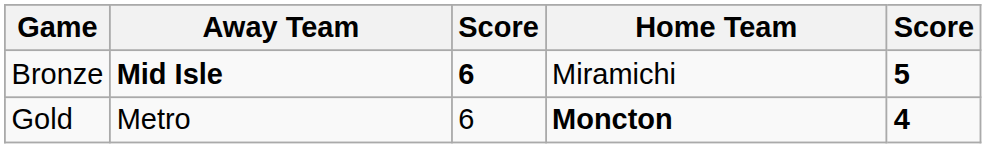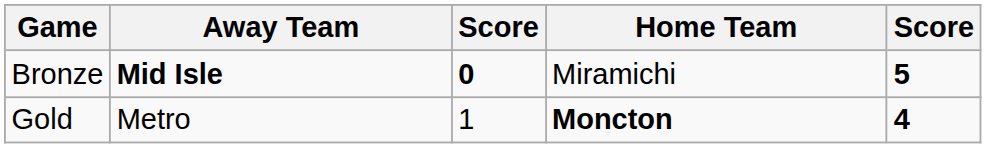(466, 73) 6 -> (466, 73) 0
(466, 119) 6 -> (466, 119) 1
